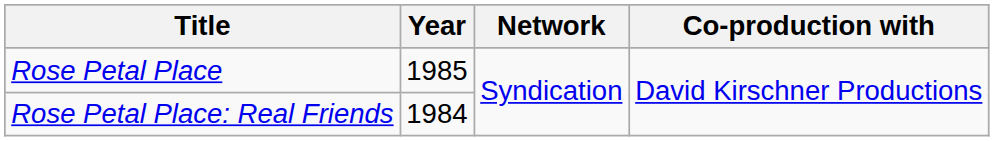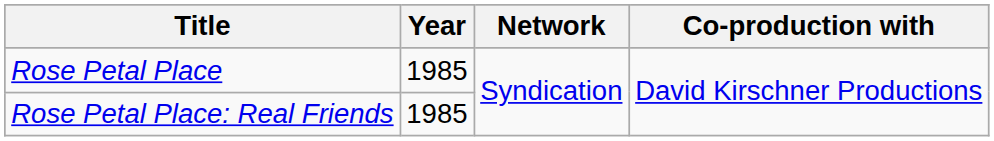(437, 113) 1984 -> (437, 113) 1985
